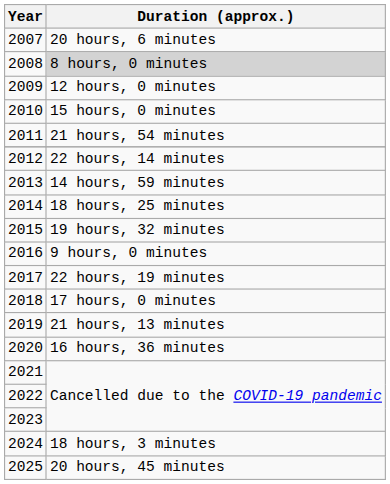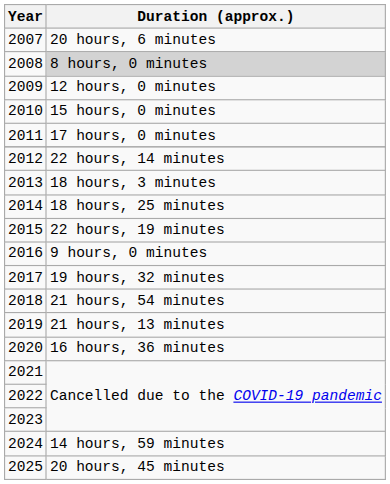(137, 135) 21 hours, 54 minutes -> (133, 135) 17 hours, 0 minutes
(137, 183) 14 hours, 59 minutes -> (133, 183) 18 hours, 3 minutes
(137, 230) 19 hours, 32 minutes -> (137, 230) 22 hours, 19 minutes
(137, 277) 22 hours, 19 minutes -> (137, 277) 19 hours, 32 minutes
(133, 301) 17 hours, 0 minutes -> (137, 301) 21 hours, 54 minutes
(133, 444) 18 hours, 3 minutes -> (137, 444) 14 hours, 59 minutes
